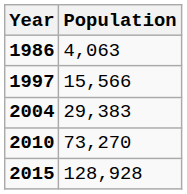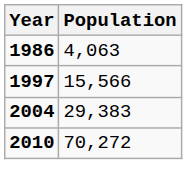(97, 143) 73,270 -> (97, 143) 70,272
- row: (32, 174)
